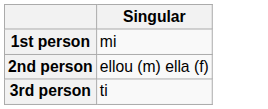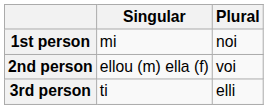+ column: (238, 16)
